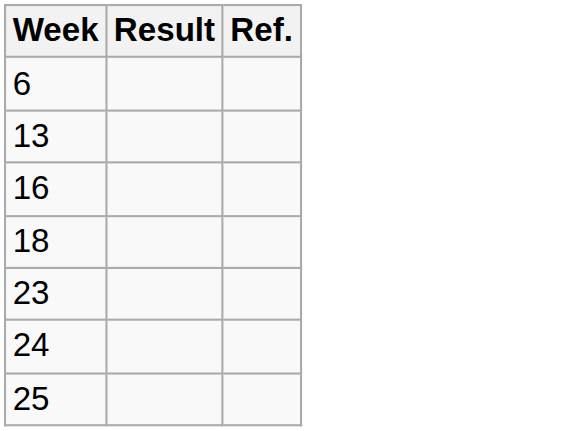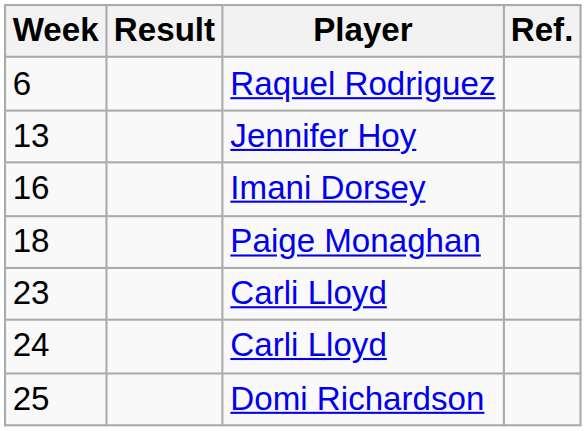+ column: (363, 30)
